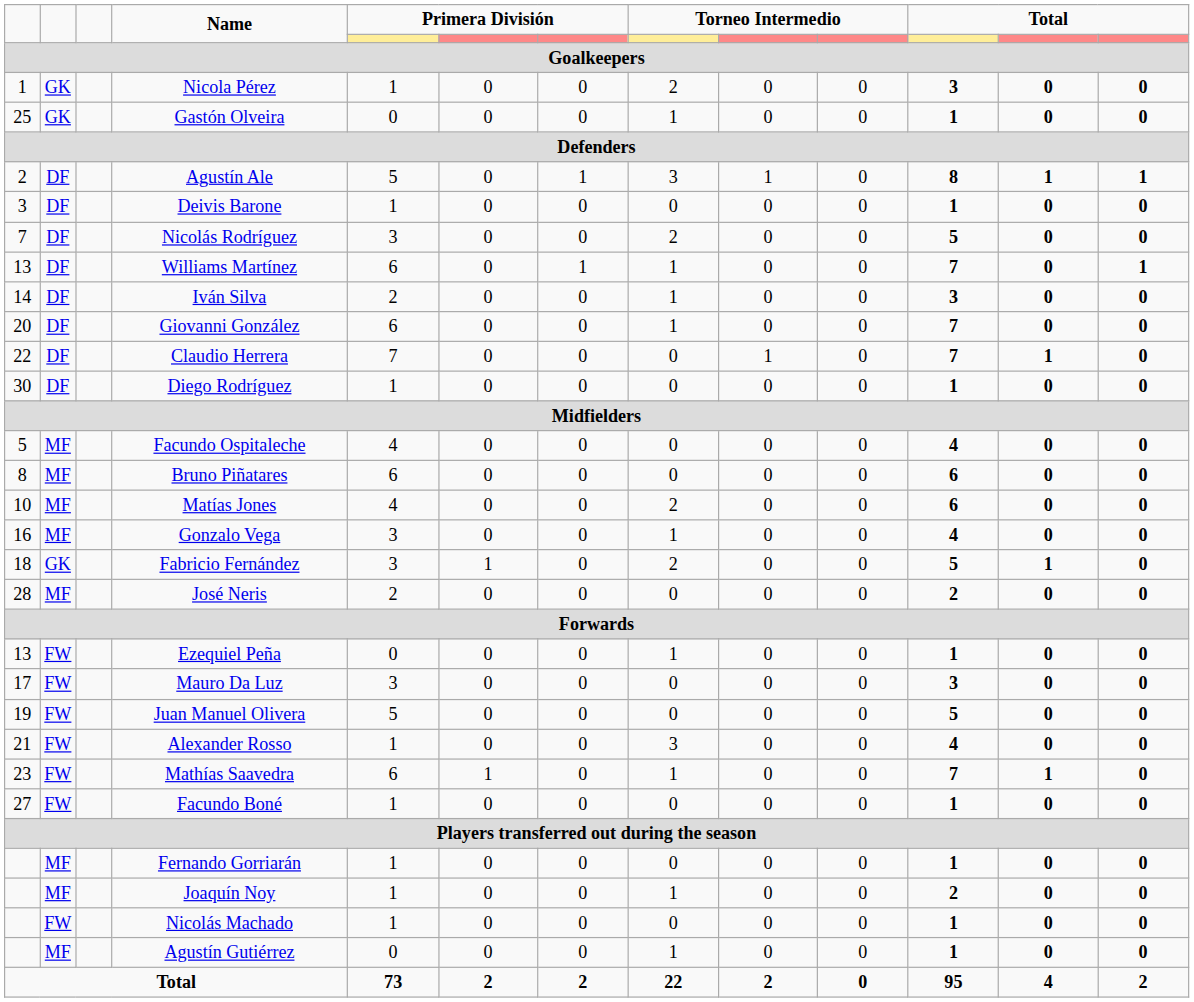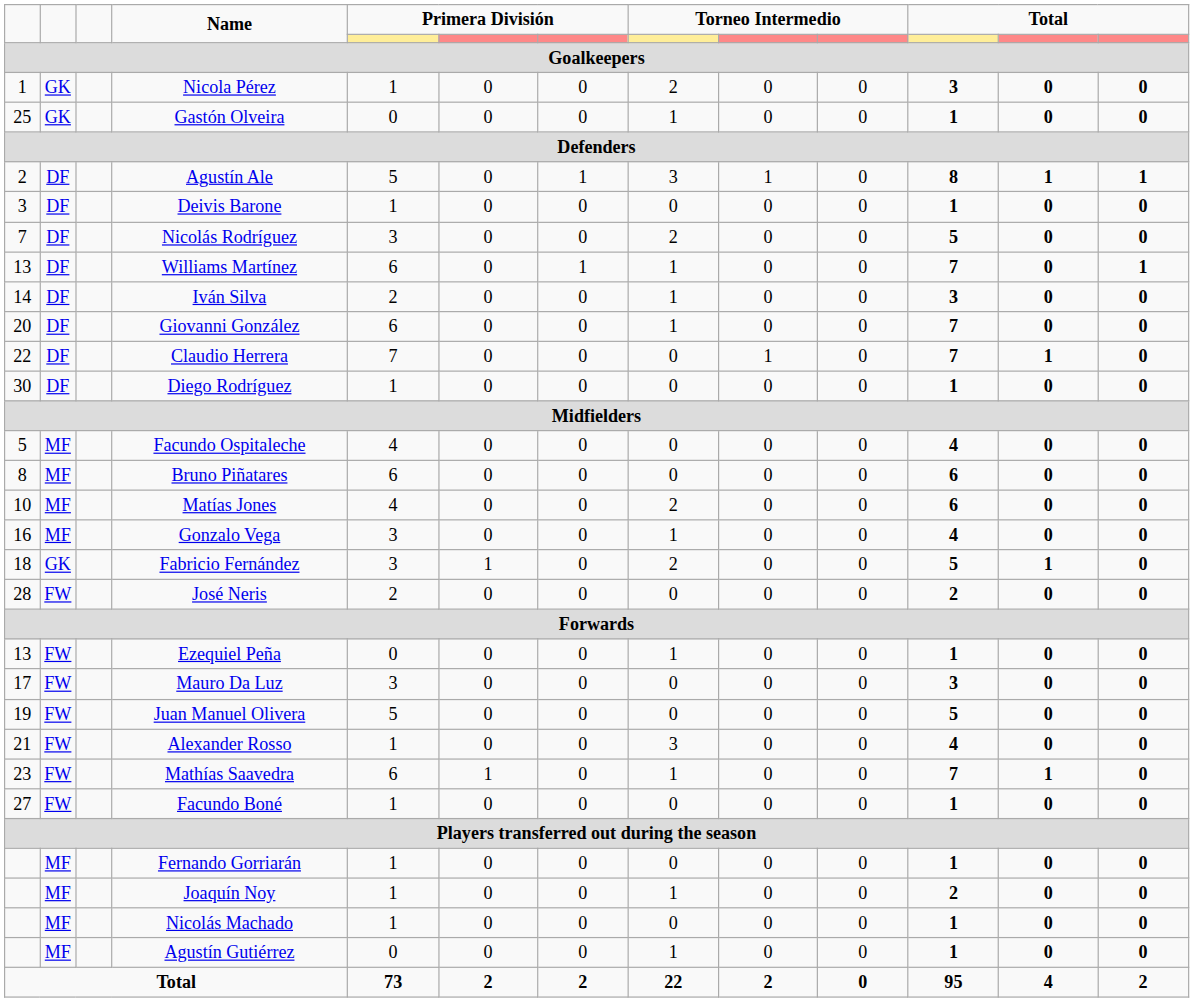(58, 594) MF -> (58, 594) FW
(58, 922) FW -> (58, 922) MF
